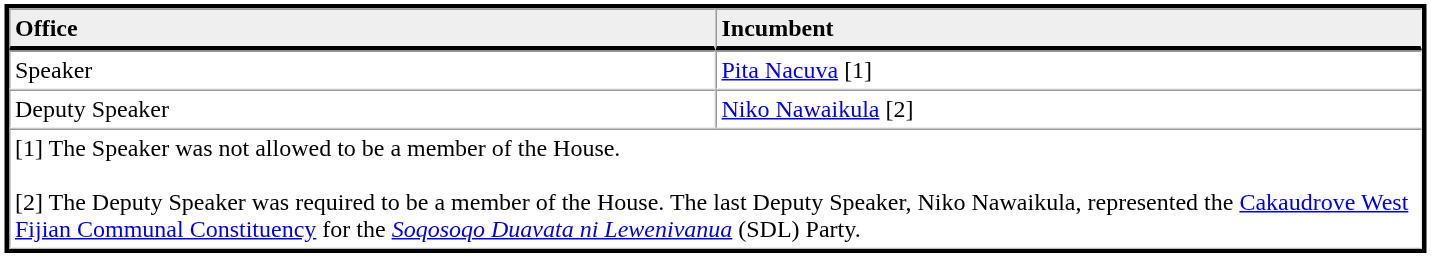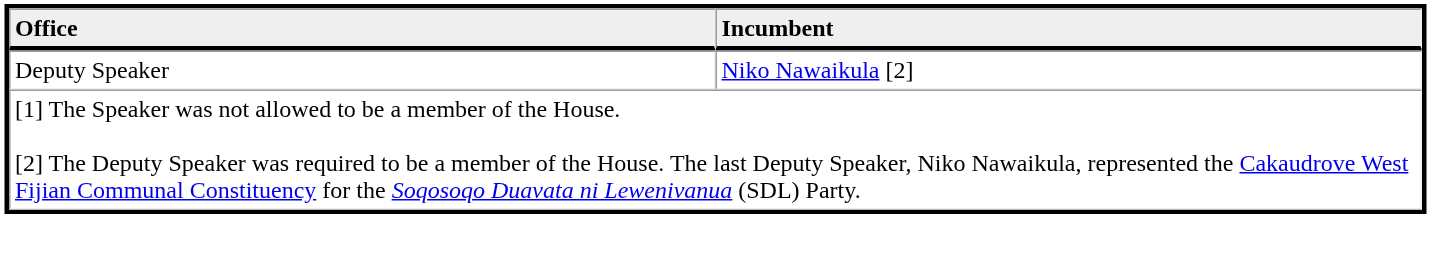- row: (54, 69)
